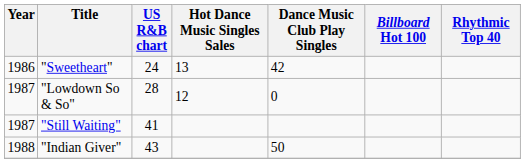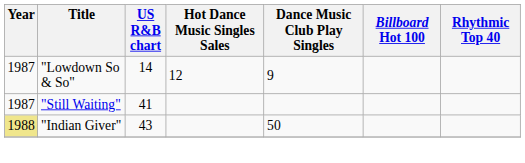- row: (77, 67)
(152, 89) 28 -> (146, 67) 14
(274, 96) 0 -> (270, 75) 9
(21, 147) no background -> (21, 125) khaki background
